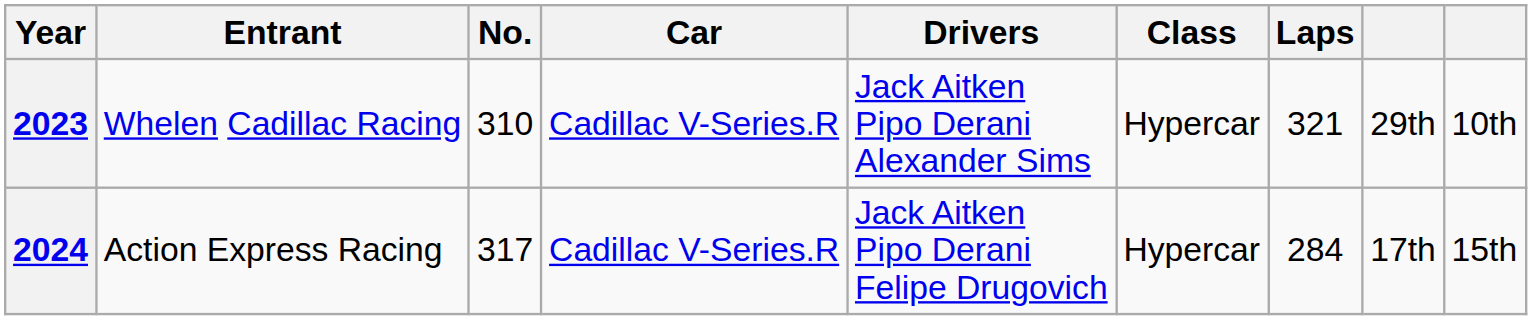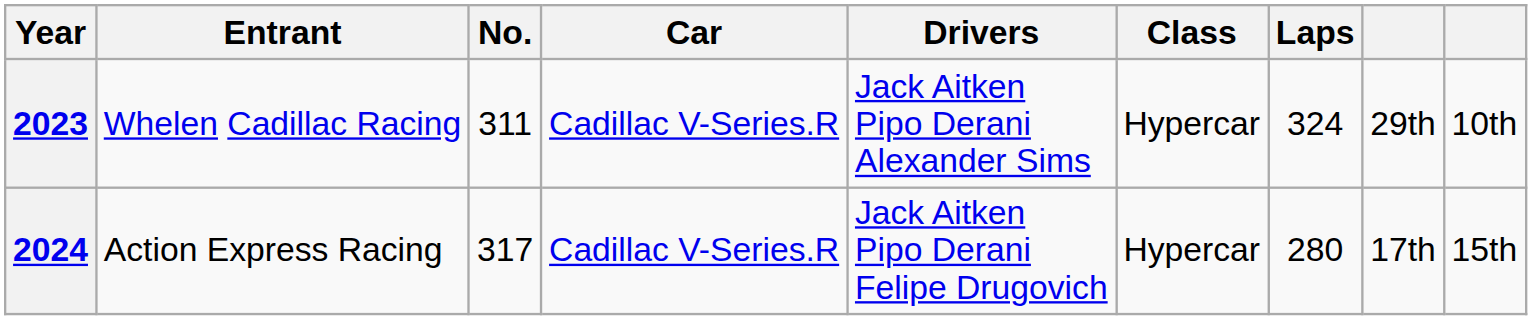(505, 123) 310 -> (505, 123) 311
(1315, 123) 321 -> (1315, 123) 324
(1315, 251) 284 -> (1315, 251) 280
